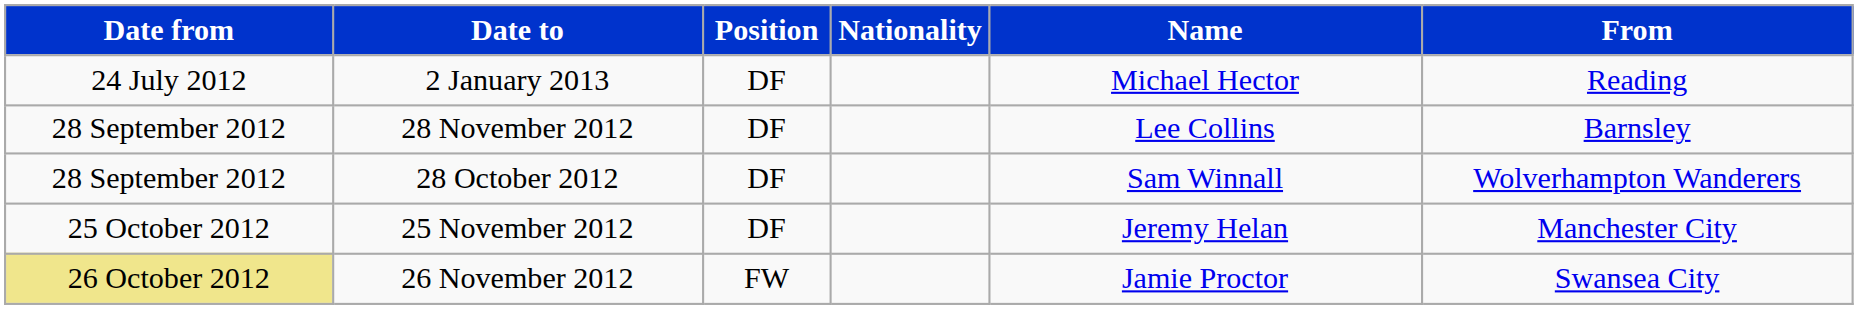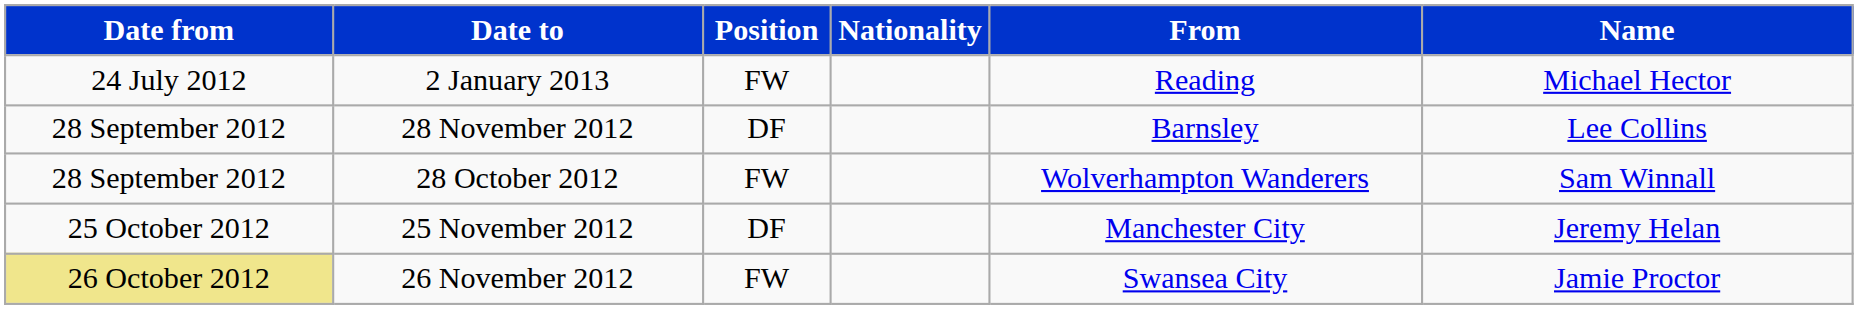columns swapped: (1205, 29) <-> (1637, 29)
(767, 79) DF -> (767, 79) FW
(767, 178) DF -> (767, 178) FW
